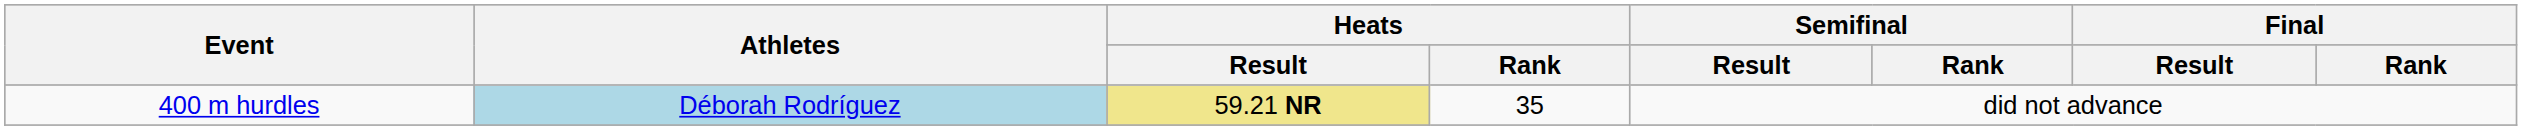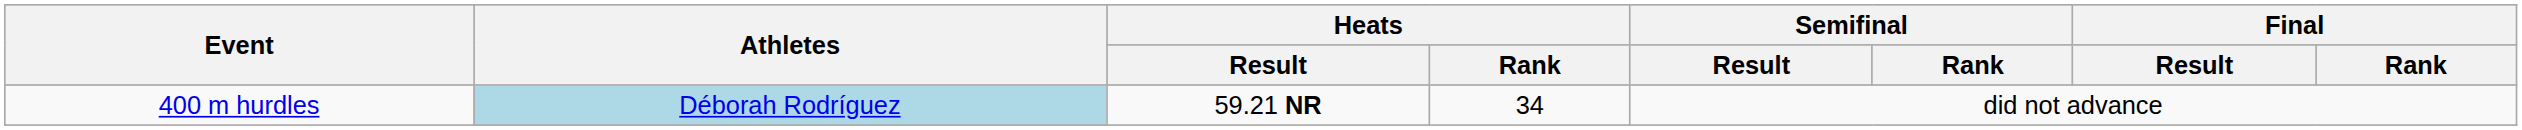(1268, 105) khaki background -> (1268, 105) no background
(1530, 105) 35 -> (1530, 105) 34
